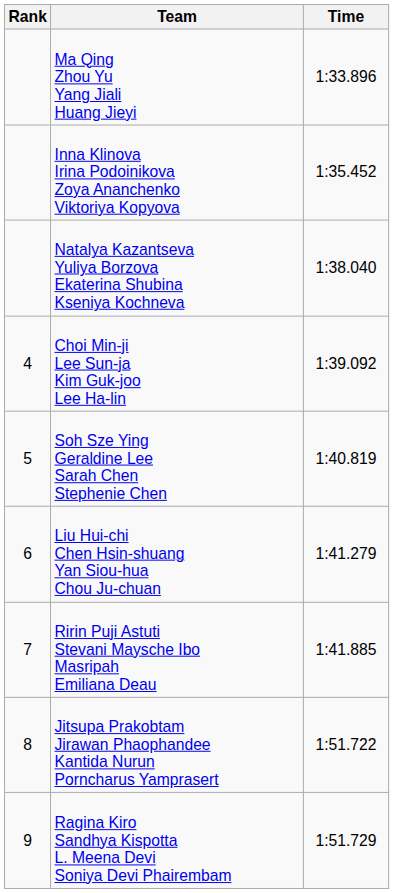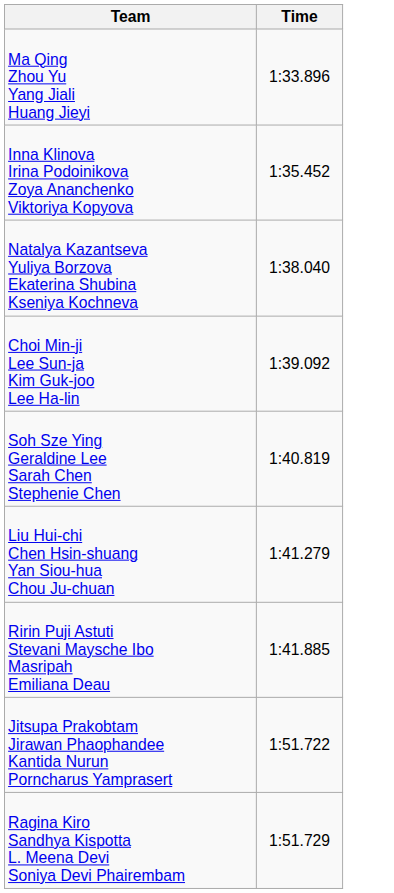- column: (28, 16)
